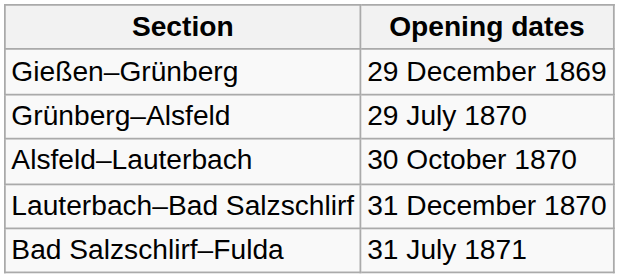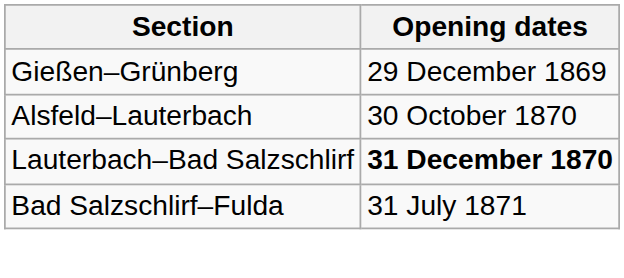- row: (121, 116)
(487, 205) normal -> (490, 160) bold
